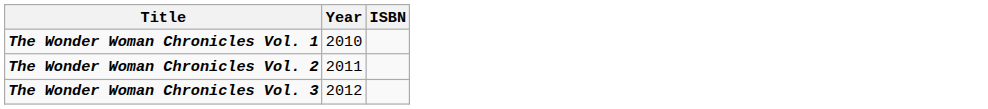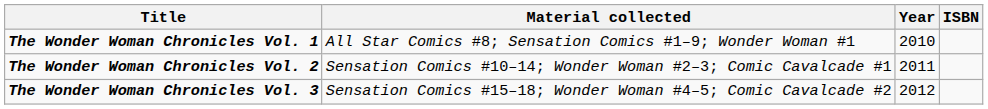+ column: (609, 17)
